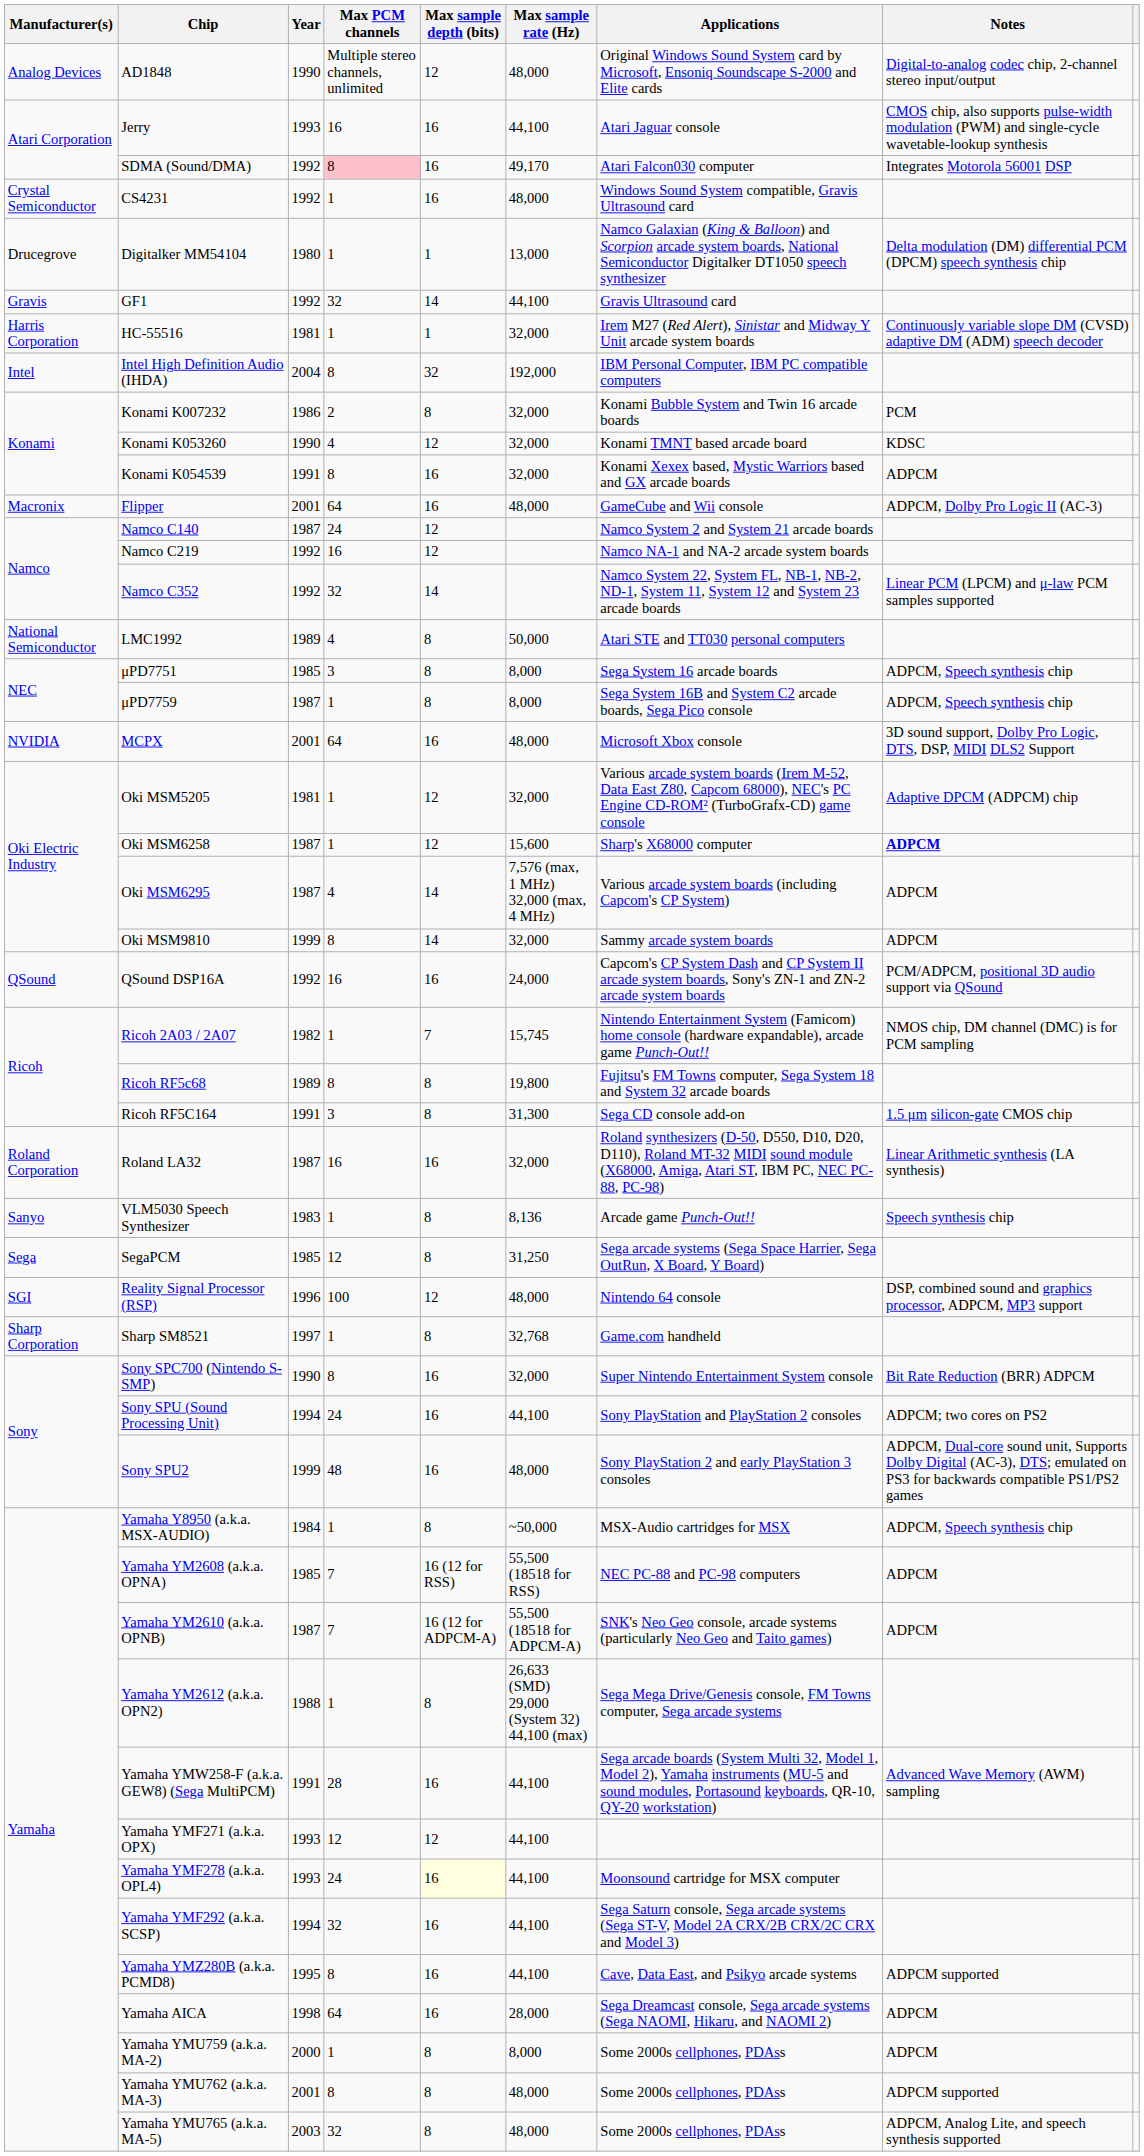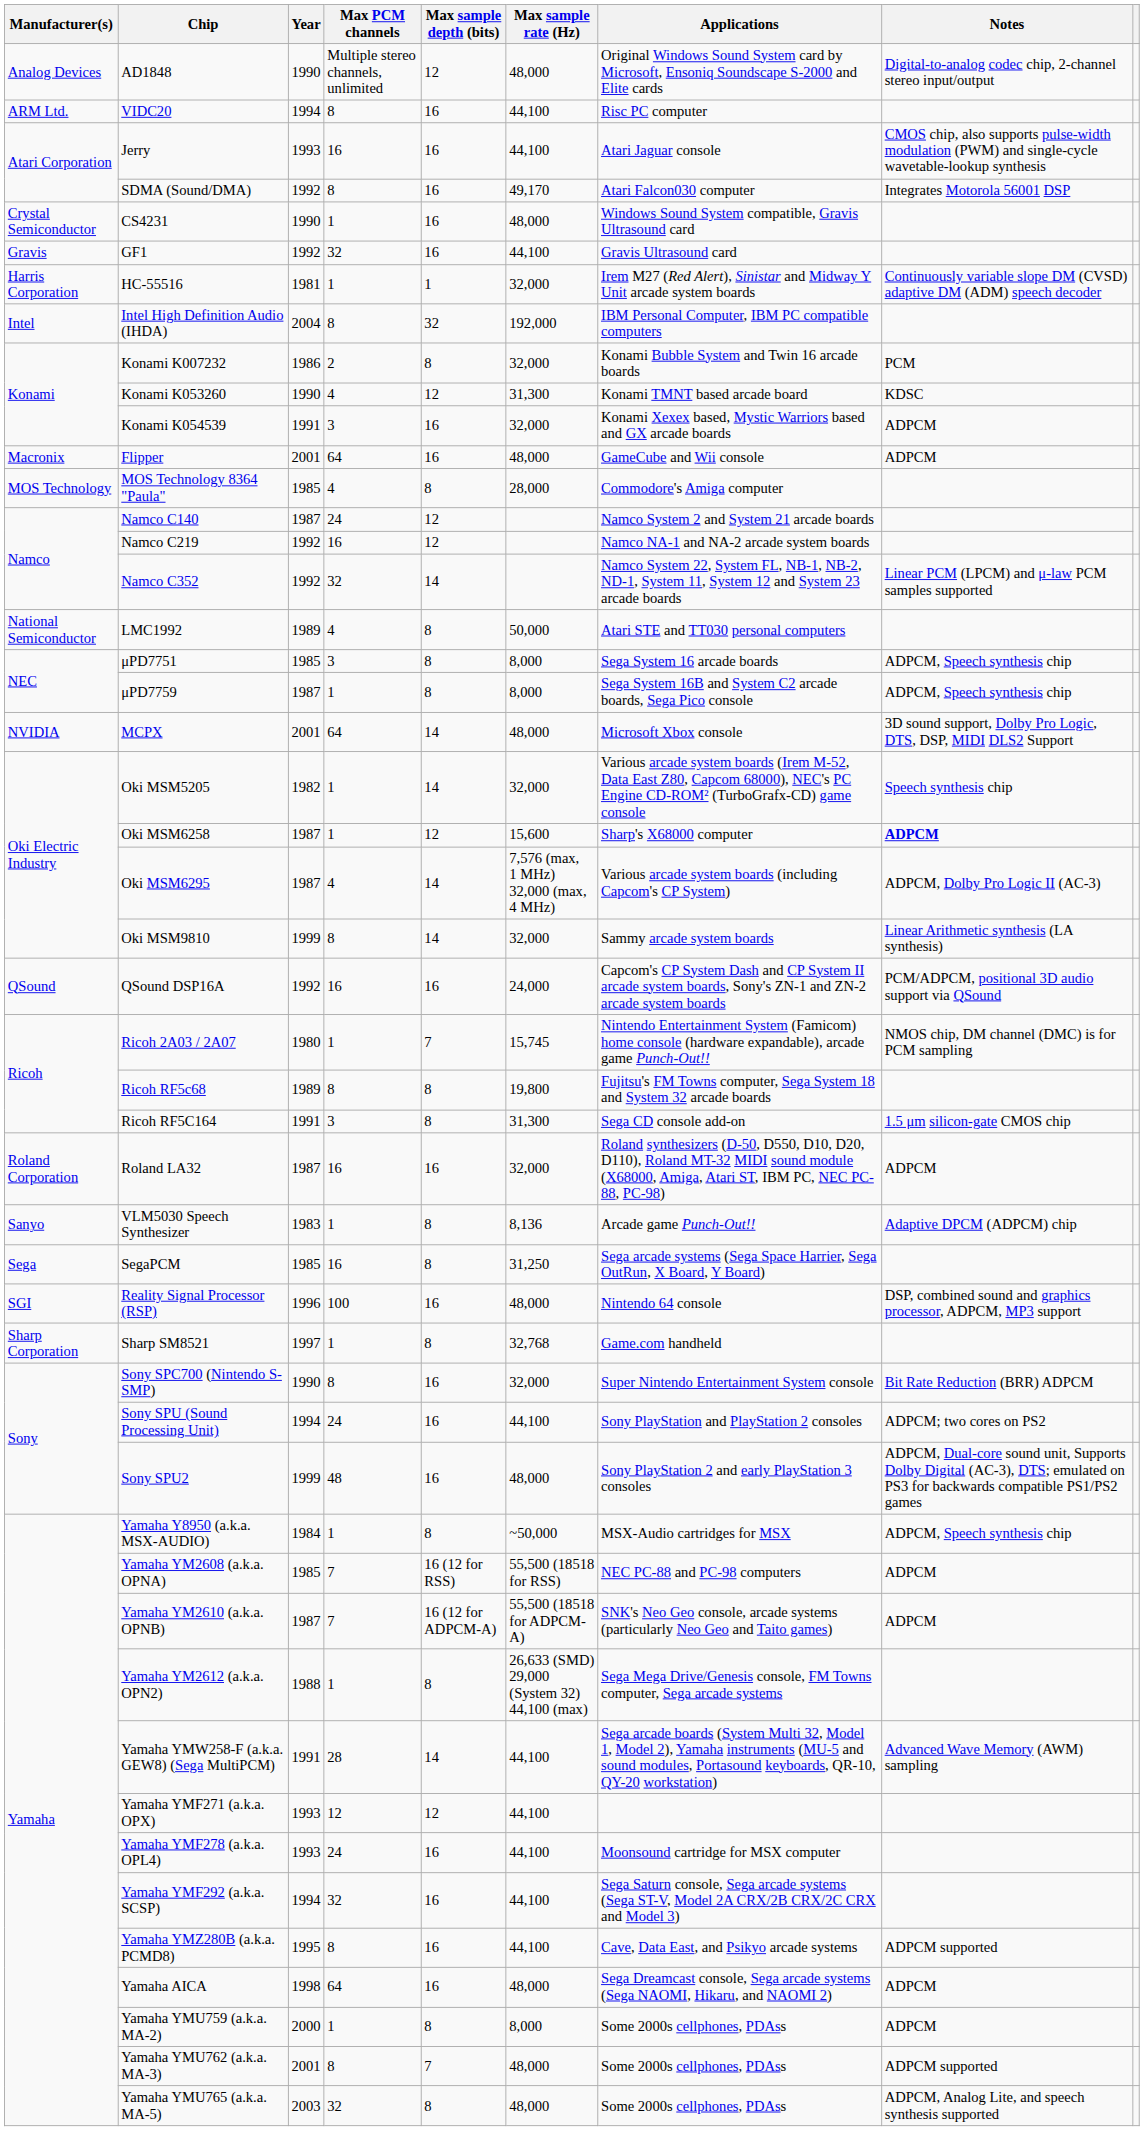+ row: (146, 111)
(331, 167) pink background -> (331, 190) no background
(306, 198) 1992 -> (306, 221) 1990
- row: (184, 254)
(431, 302) 14 -> (432, 252) 16
(529, 443) 32,000 -> (529, 394) 31,300
(331, 474) 8 -> (331, 425) 3
(994, 506) ADPCM, Dolby Pro Logic II (AC-3) -> (911, 456) ADPCM
+ row: (189, 488)
(431, 741) 16 -> (432, 731) 14
(306, 797) 1981 -> (306, 787) 1982
(431, 797) 12 -> (432, 787) 14
(982, 797) Adaptive DPCM (ADPCM) chip -> (949, 787) Speech synthesis chip
(912, 892) ADPCM -> (993, 882) ADPCM, Dolby Pro Logic II (AC-3)
(912, 940) ADPCM -> (979, 938) Linear Arithmetic synthesis (LA synthesis)
(306, 1035) 1982 -> (306, 1042) 1980
(980, 1162) Linear Arithmetic synthesis (LA synthesis) -> (911, 1168) ADPCM
(950, 1218) Speech synthesis chip -> (981, 1224) Adaptive DPCM (ADPCM) chip
(335, 1257) 12 -> (335, 1264) 16
(431, 1296) 12 -> (432, 1303) 16
(431, 1783) 16 -> (432, 1757) 14
(431, 1878) lightyellow background -> (432, 1852) no background
(529, 2013) 28,000 -> (529, 1987) 48,000
(428, 2092) 8 -> (428, 2066) 7
